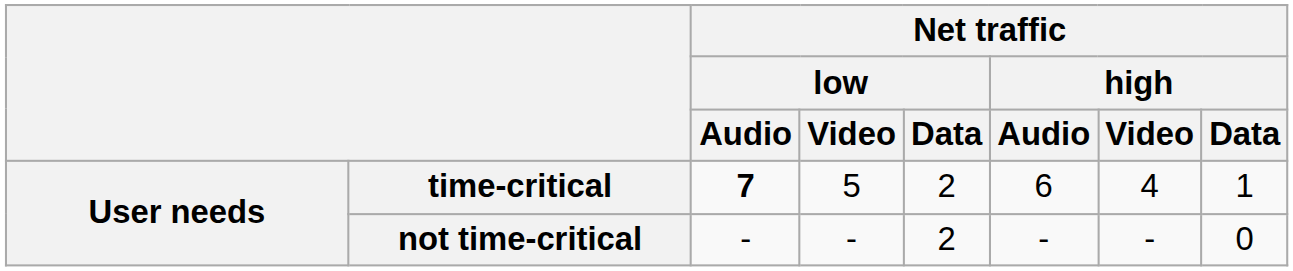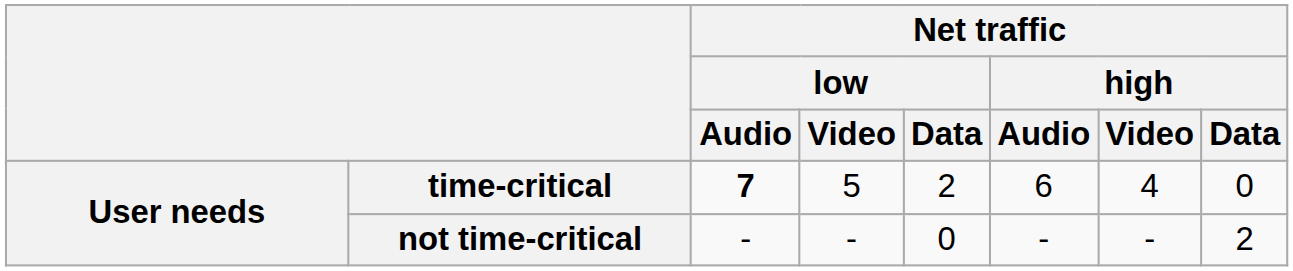(1245, 186) 1 -> (1245, 186) 0
(947, 238) 2 -> (947, 238) 0
(1245, 238) 0 -> (1245, 238) 2
